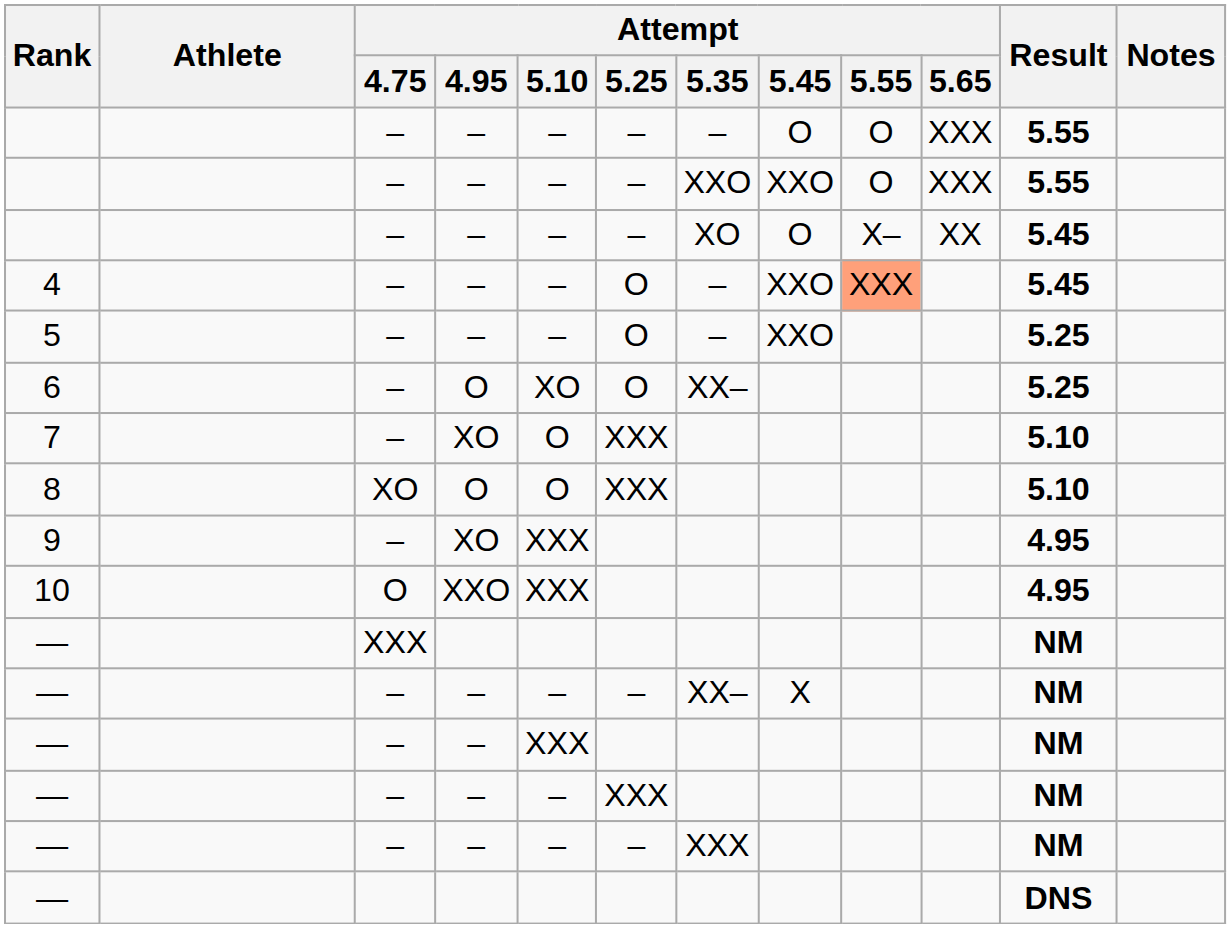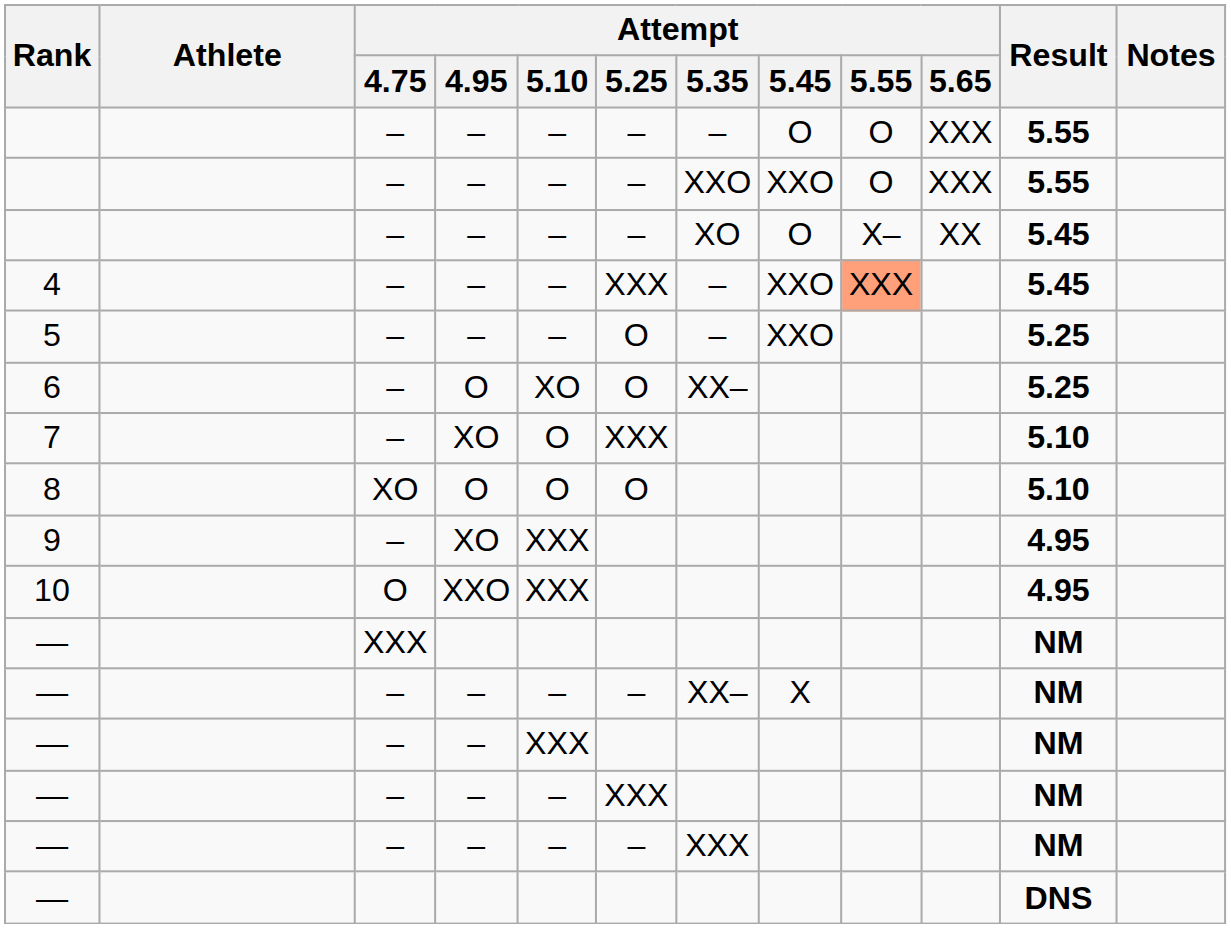(636, 285) O -> (636, 285) XXX
(636, 489) XXX -> (636, 489) O
